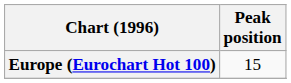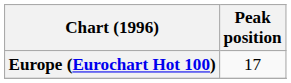(253, 64) 15 -> (253, 64) 17
